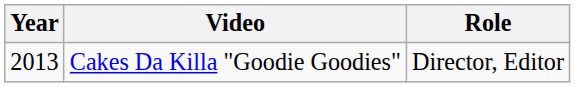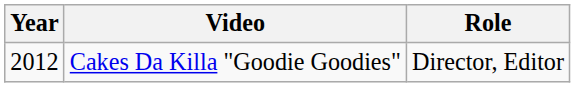(34, 61) 2013 -> (34, 61) 2012
